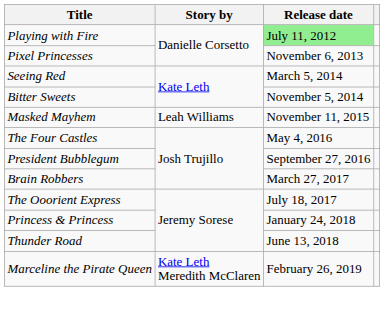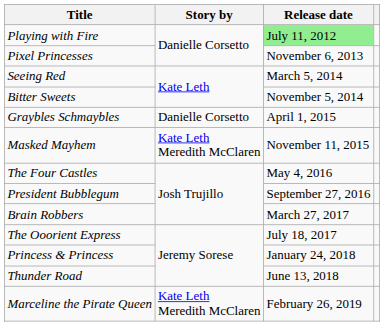+ row: (63, 117)
(196, 117) Leah Williams -> (209, 145) Kate Leth Meredith McClaren
